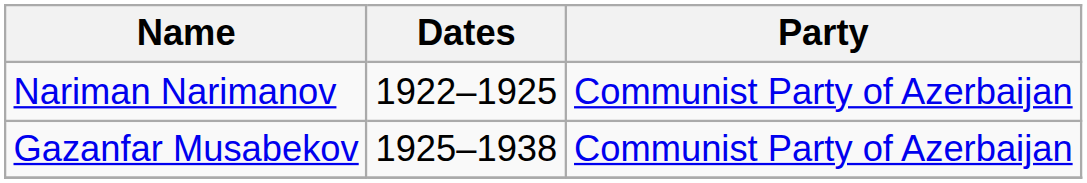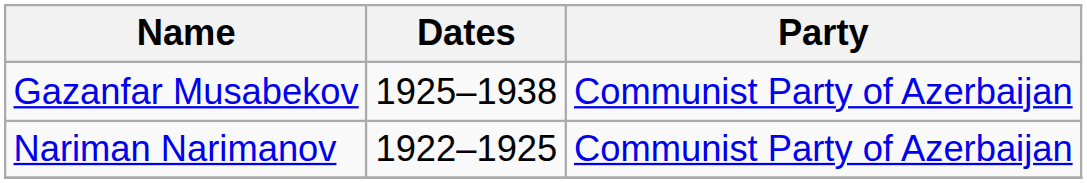rows swapped: (175, 90) <-> (186, 148)
